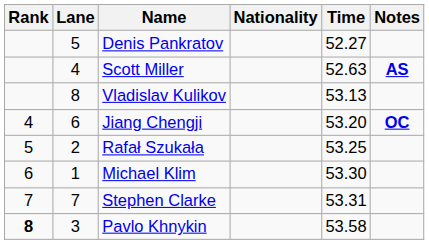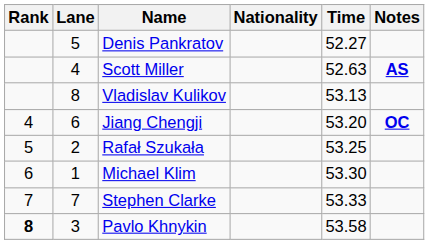(346, 200) 53.31 -> (346, 200) 53.33
